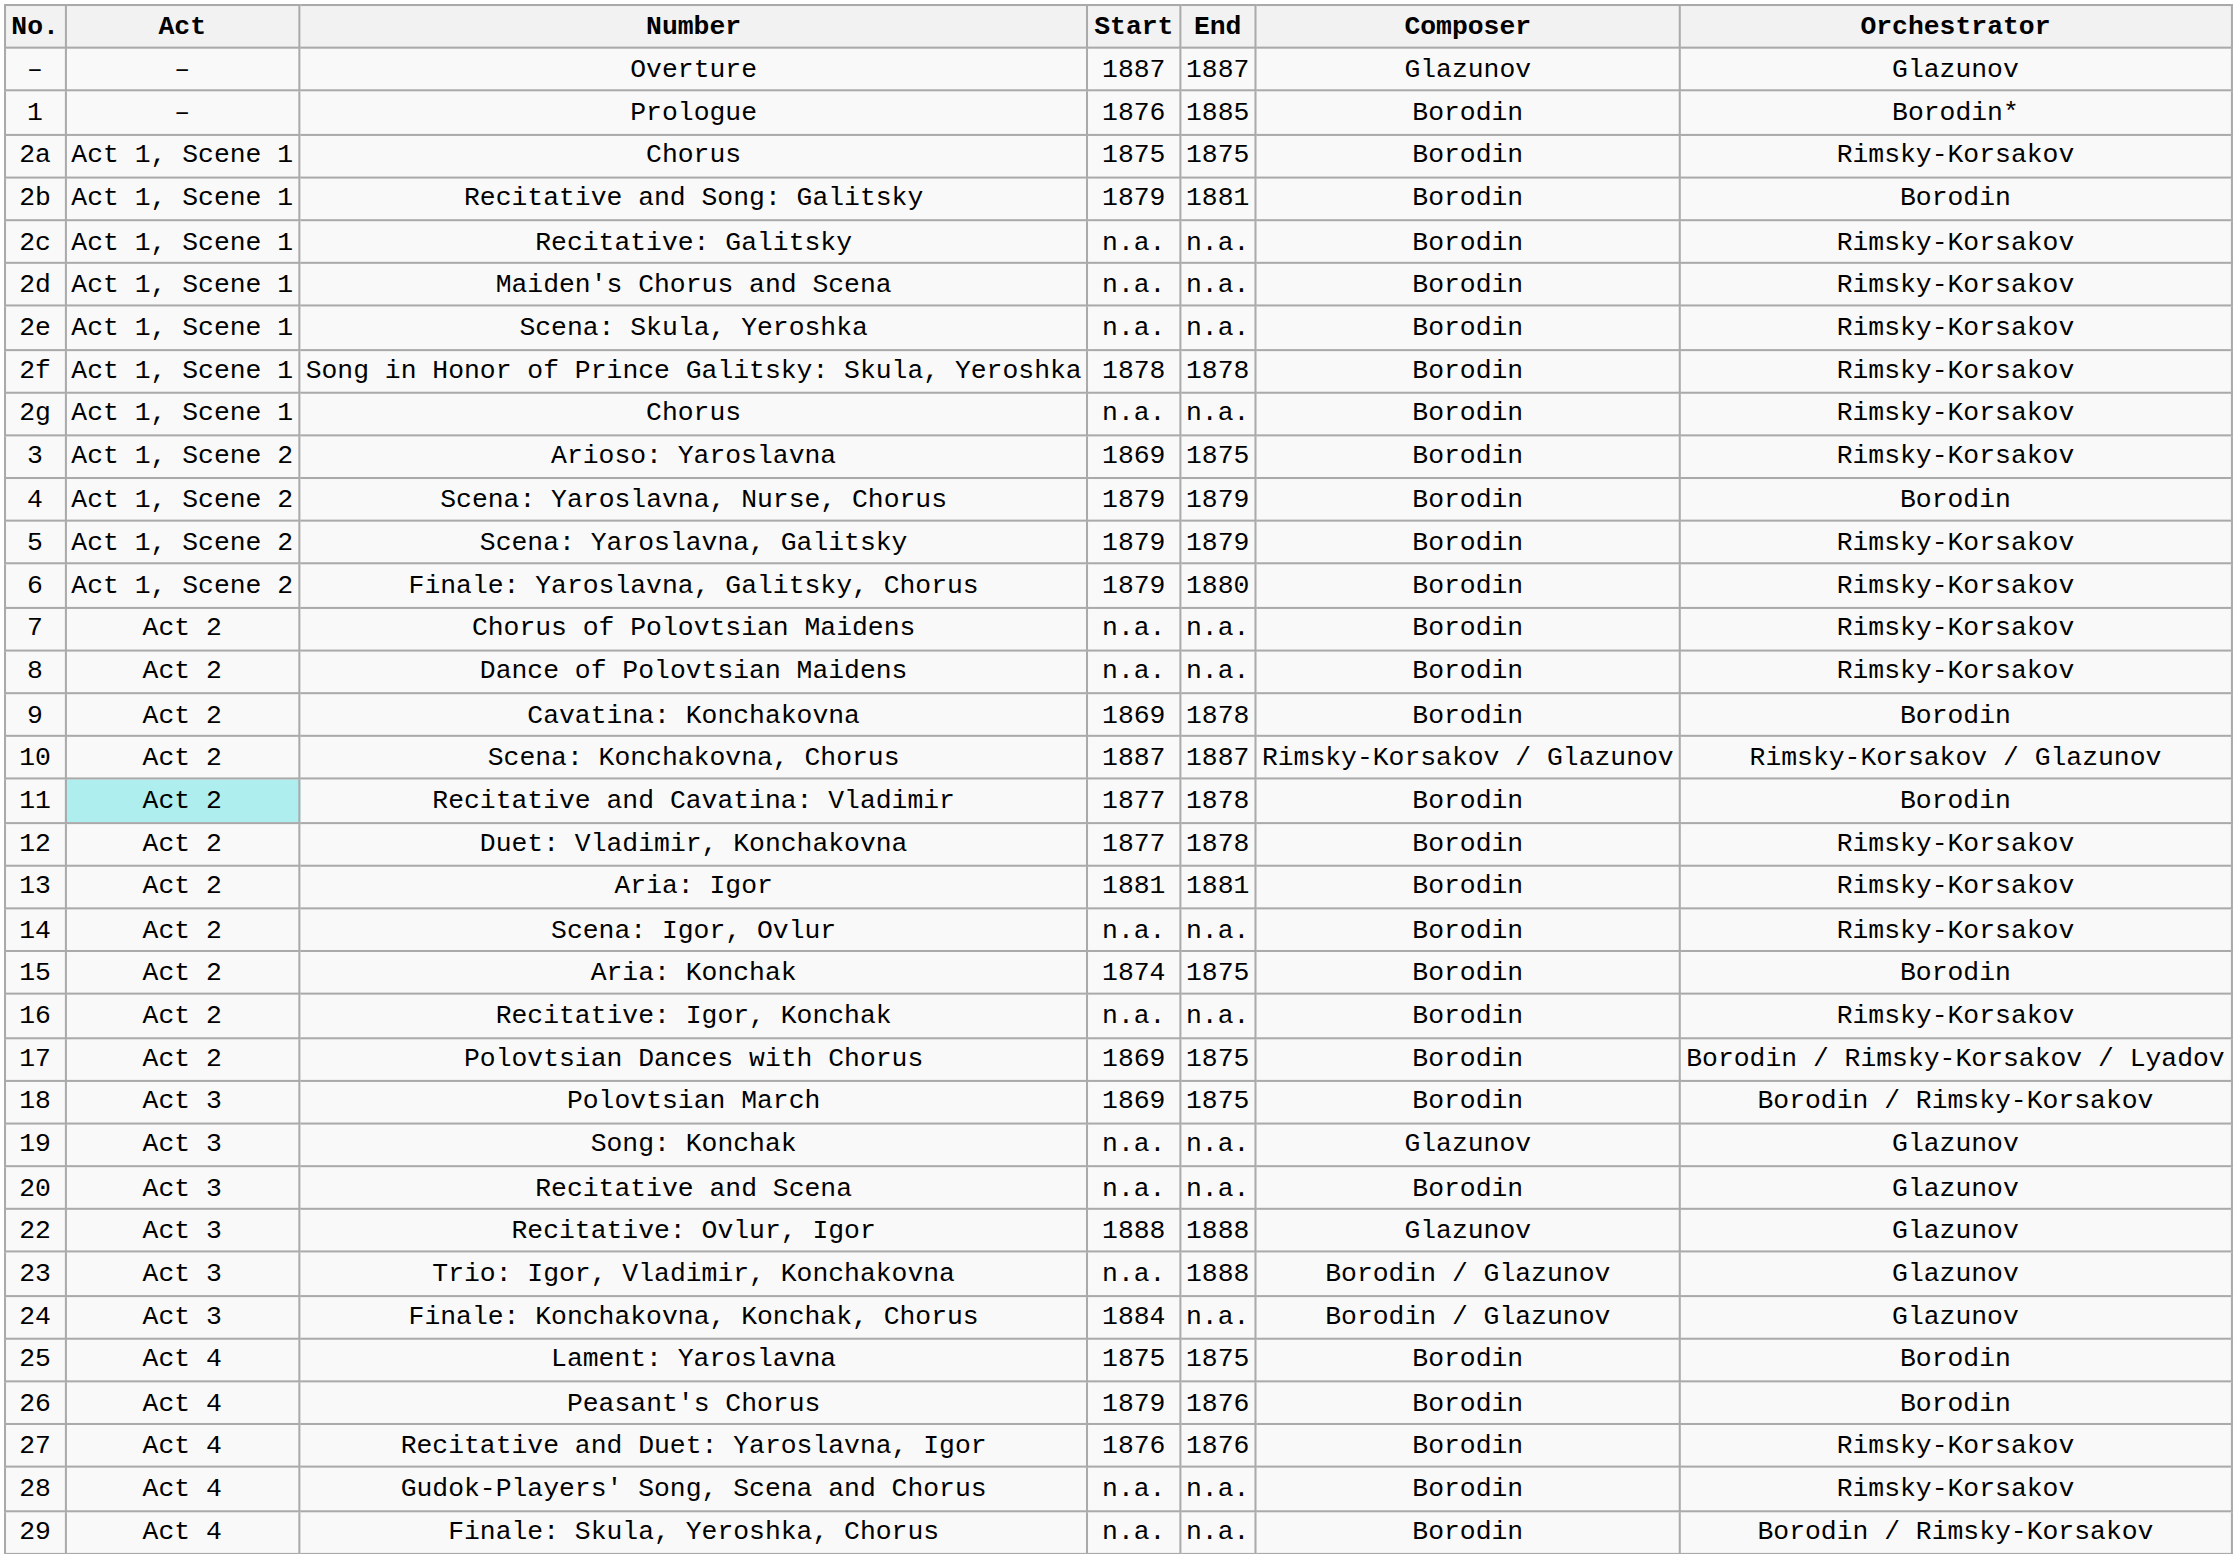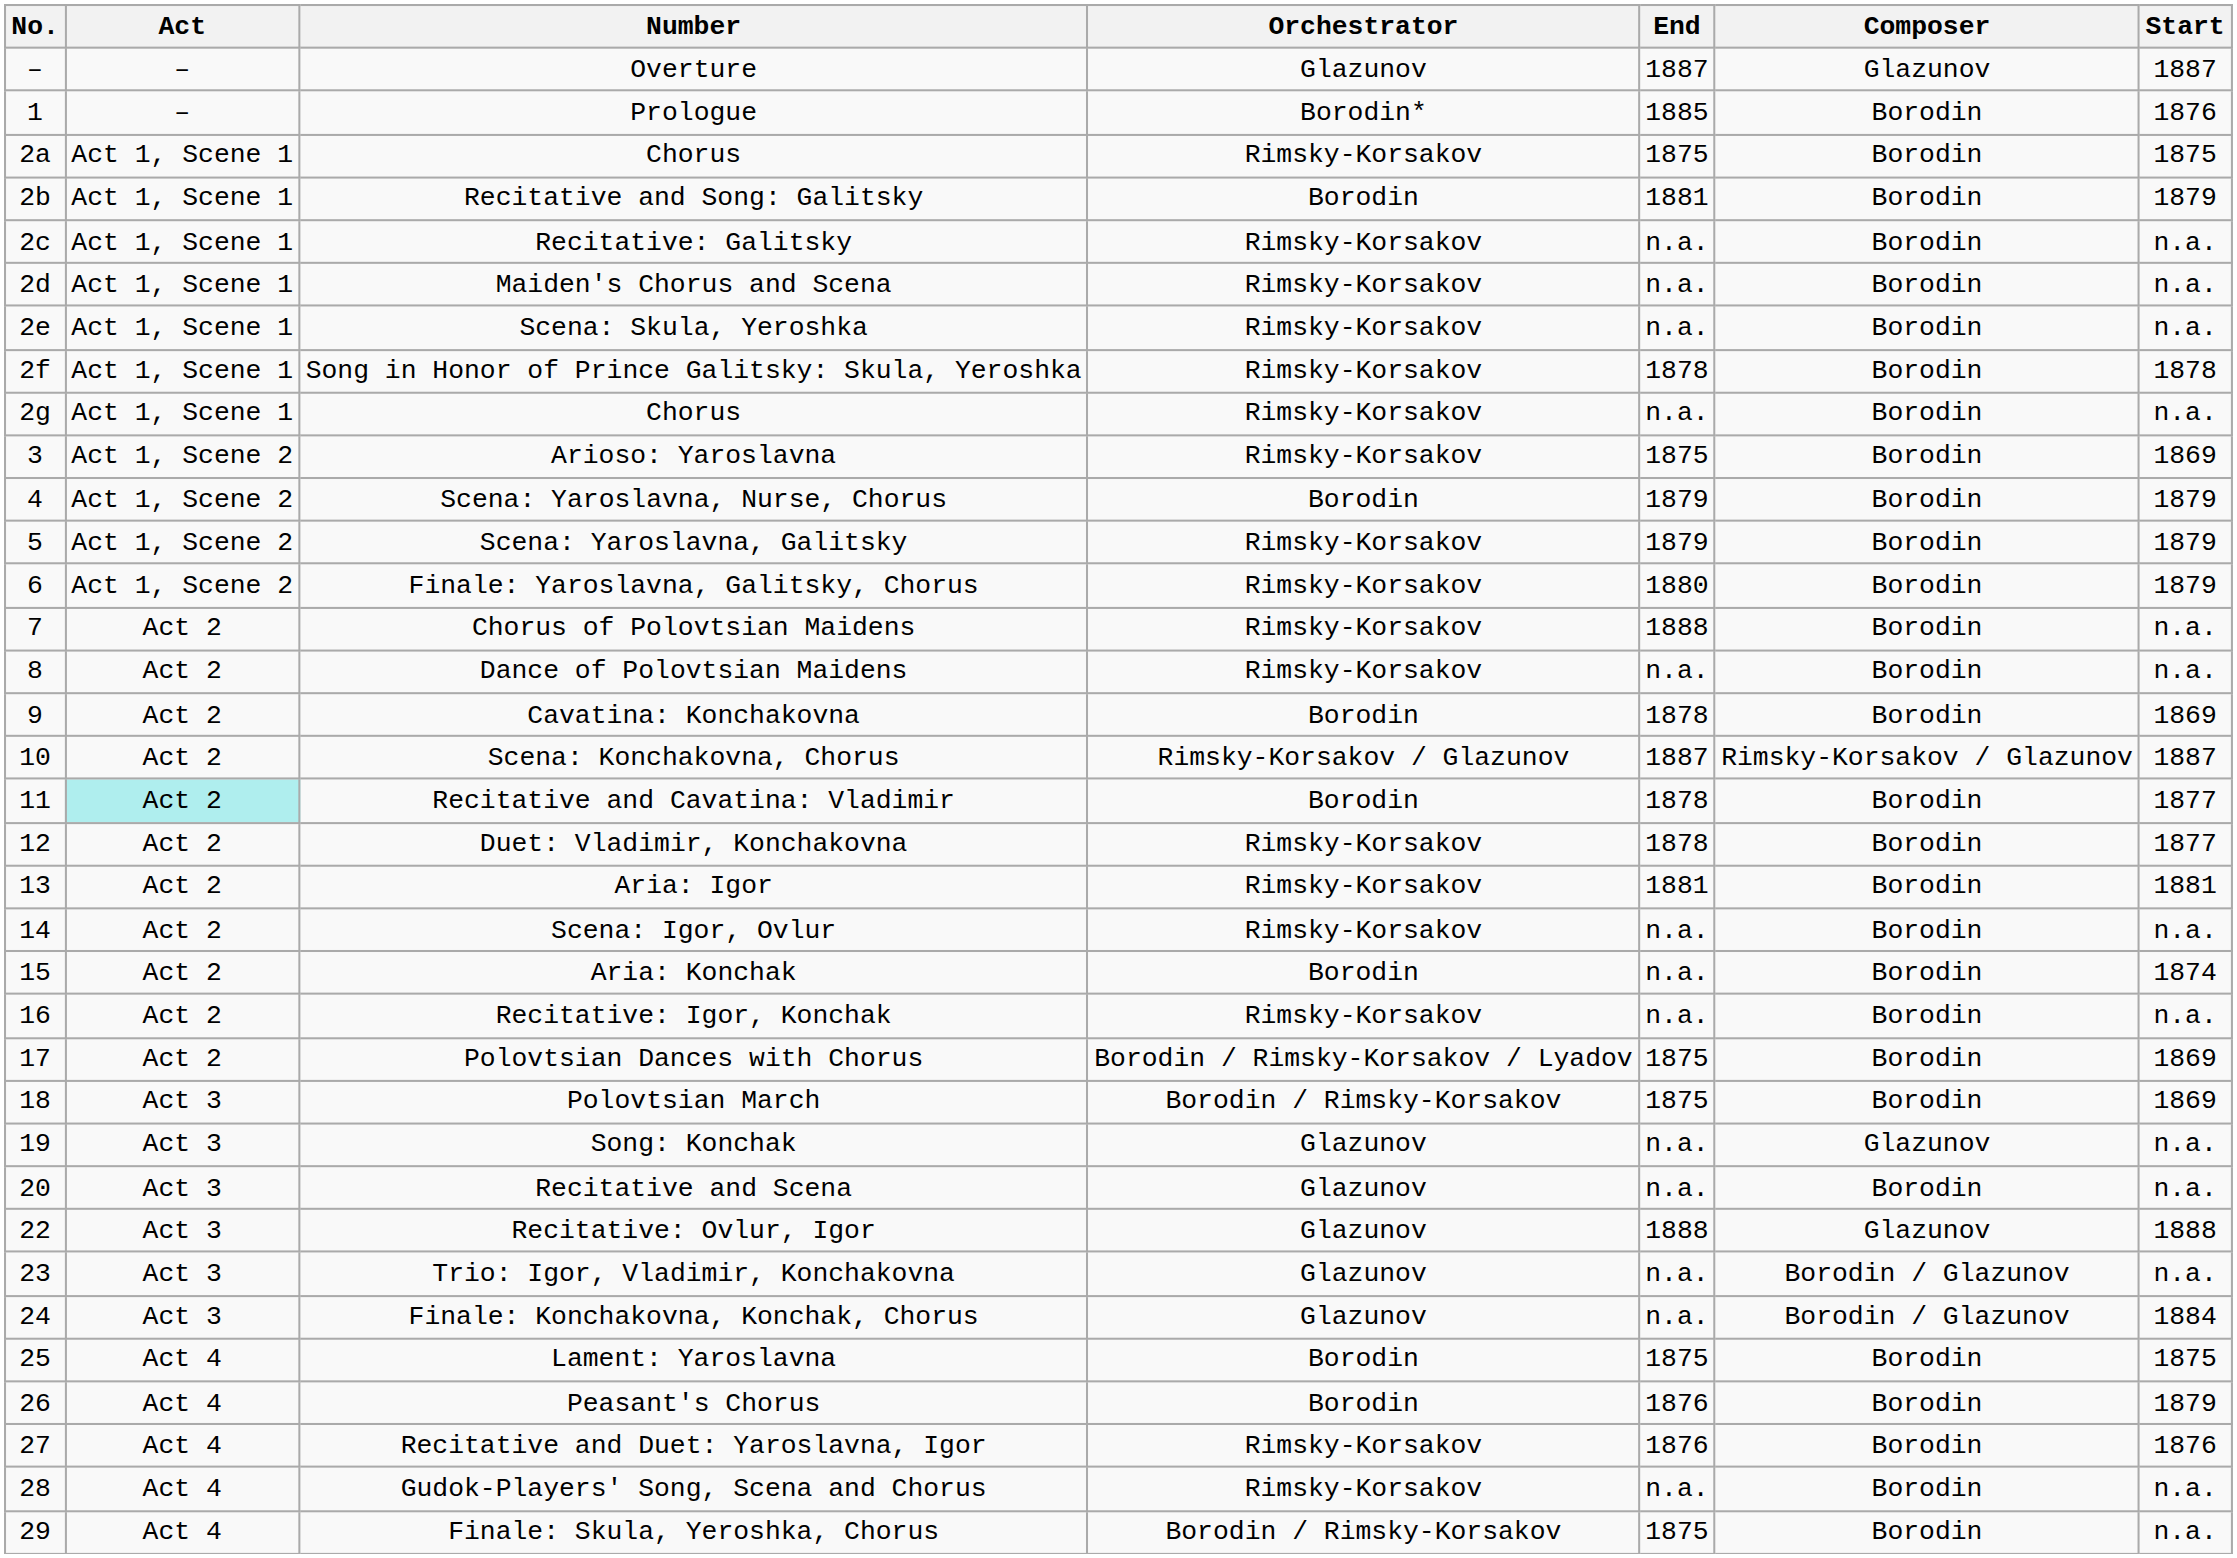columns swapped: (1134, 27) <-> (1955, 27)
(1218, 629) n.a. -> (1677, 629) 1888
(1218, 973) 1875 -> (1677, 973) n.a.
(1218, 1274) 1888 -> (1677, 1274) n.a.
(1218, 1532) n.a. -> (1677, 1532) 1875
